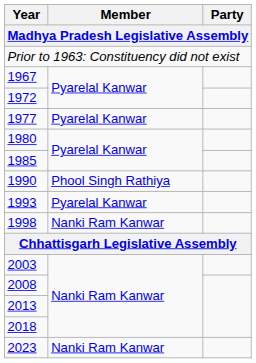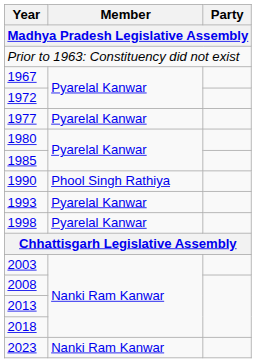(108, 222) Nanki Ram Kanwar -> (99, 222) Pyarelal Kanwar
